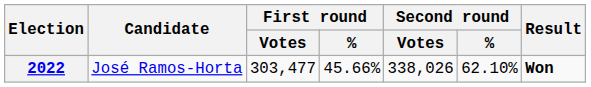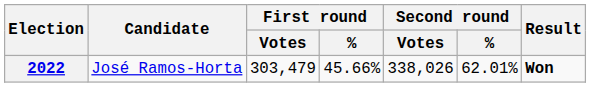(283, 69) 303,477 -> (283, 69) 303,479
(489, 69) 62.10% -> (489, 69) 62.01%
